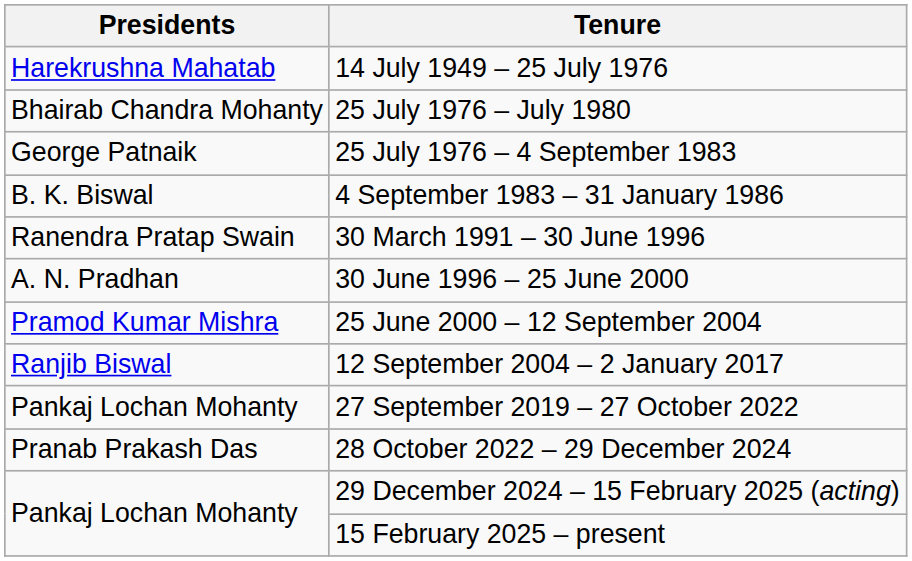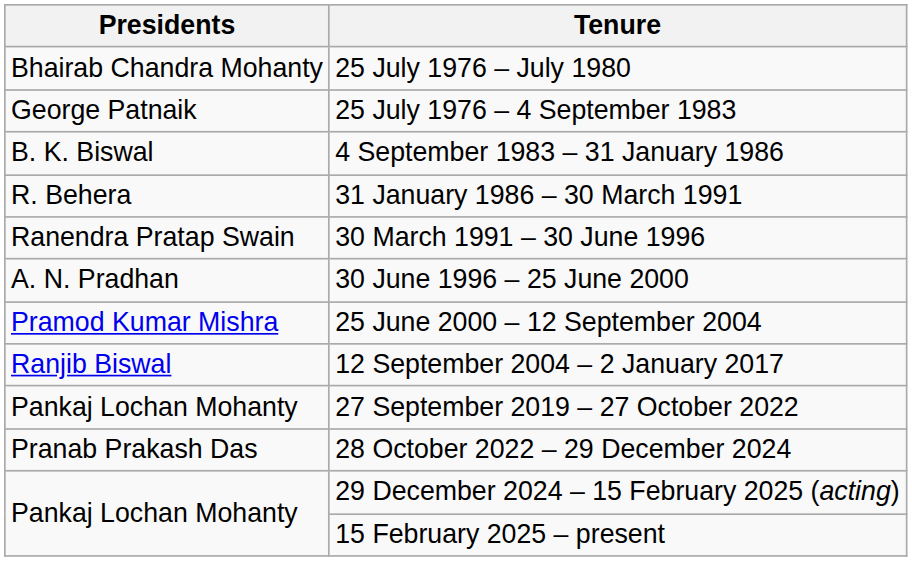- row: (502, 68)
+ row: (539, 195)
